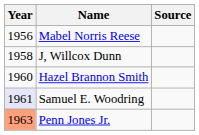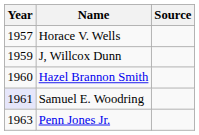- row: (89, 36)
+ row: (79, 36)
(20, 57) 1958 -> (20, 57) 1959
(20, 119) lightsalmon background -> (20, 119) no background
